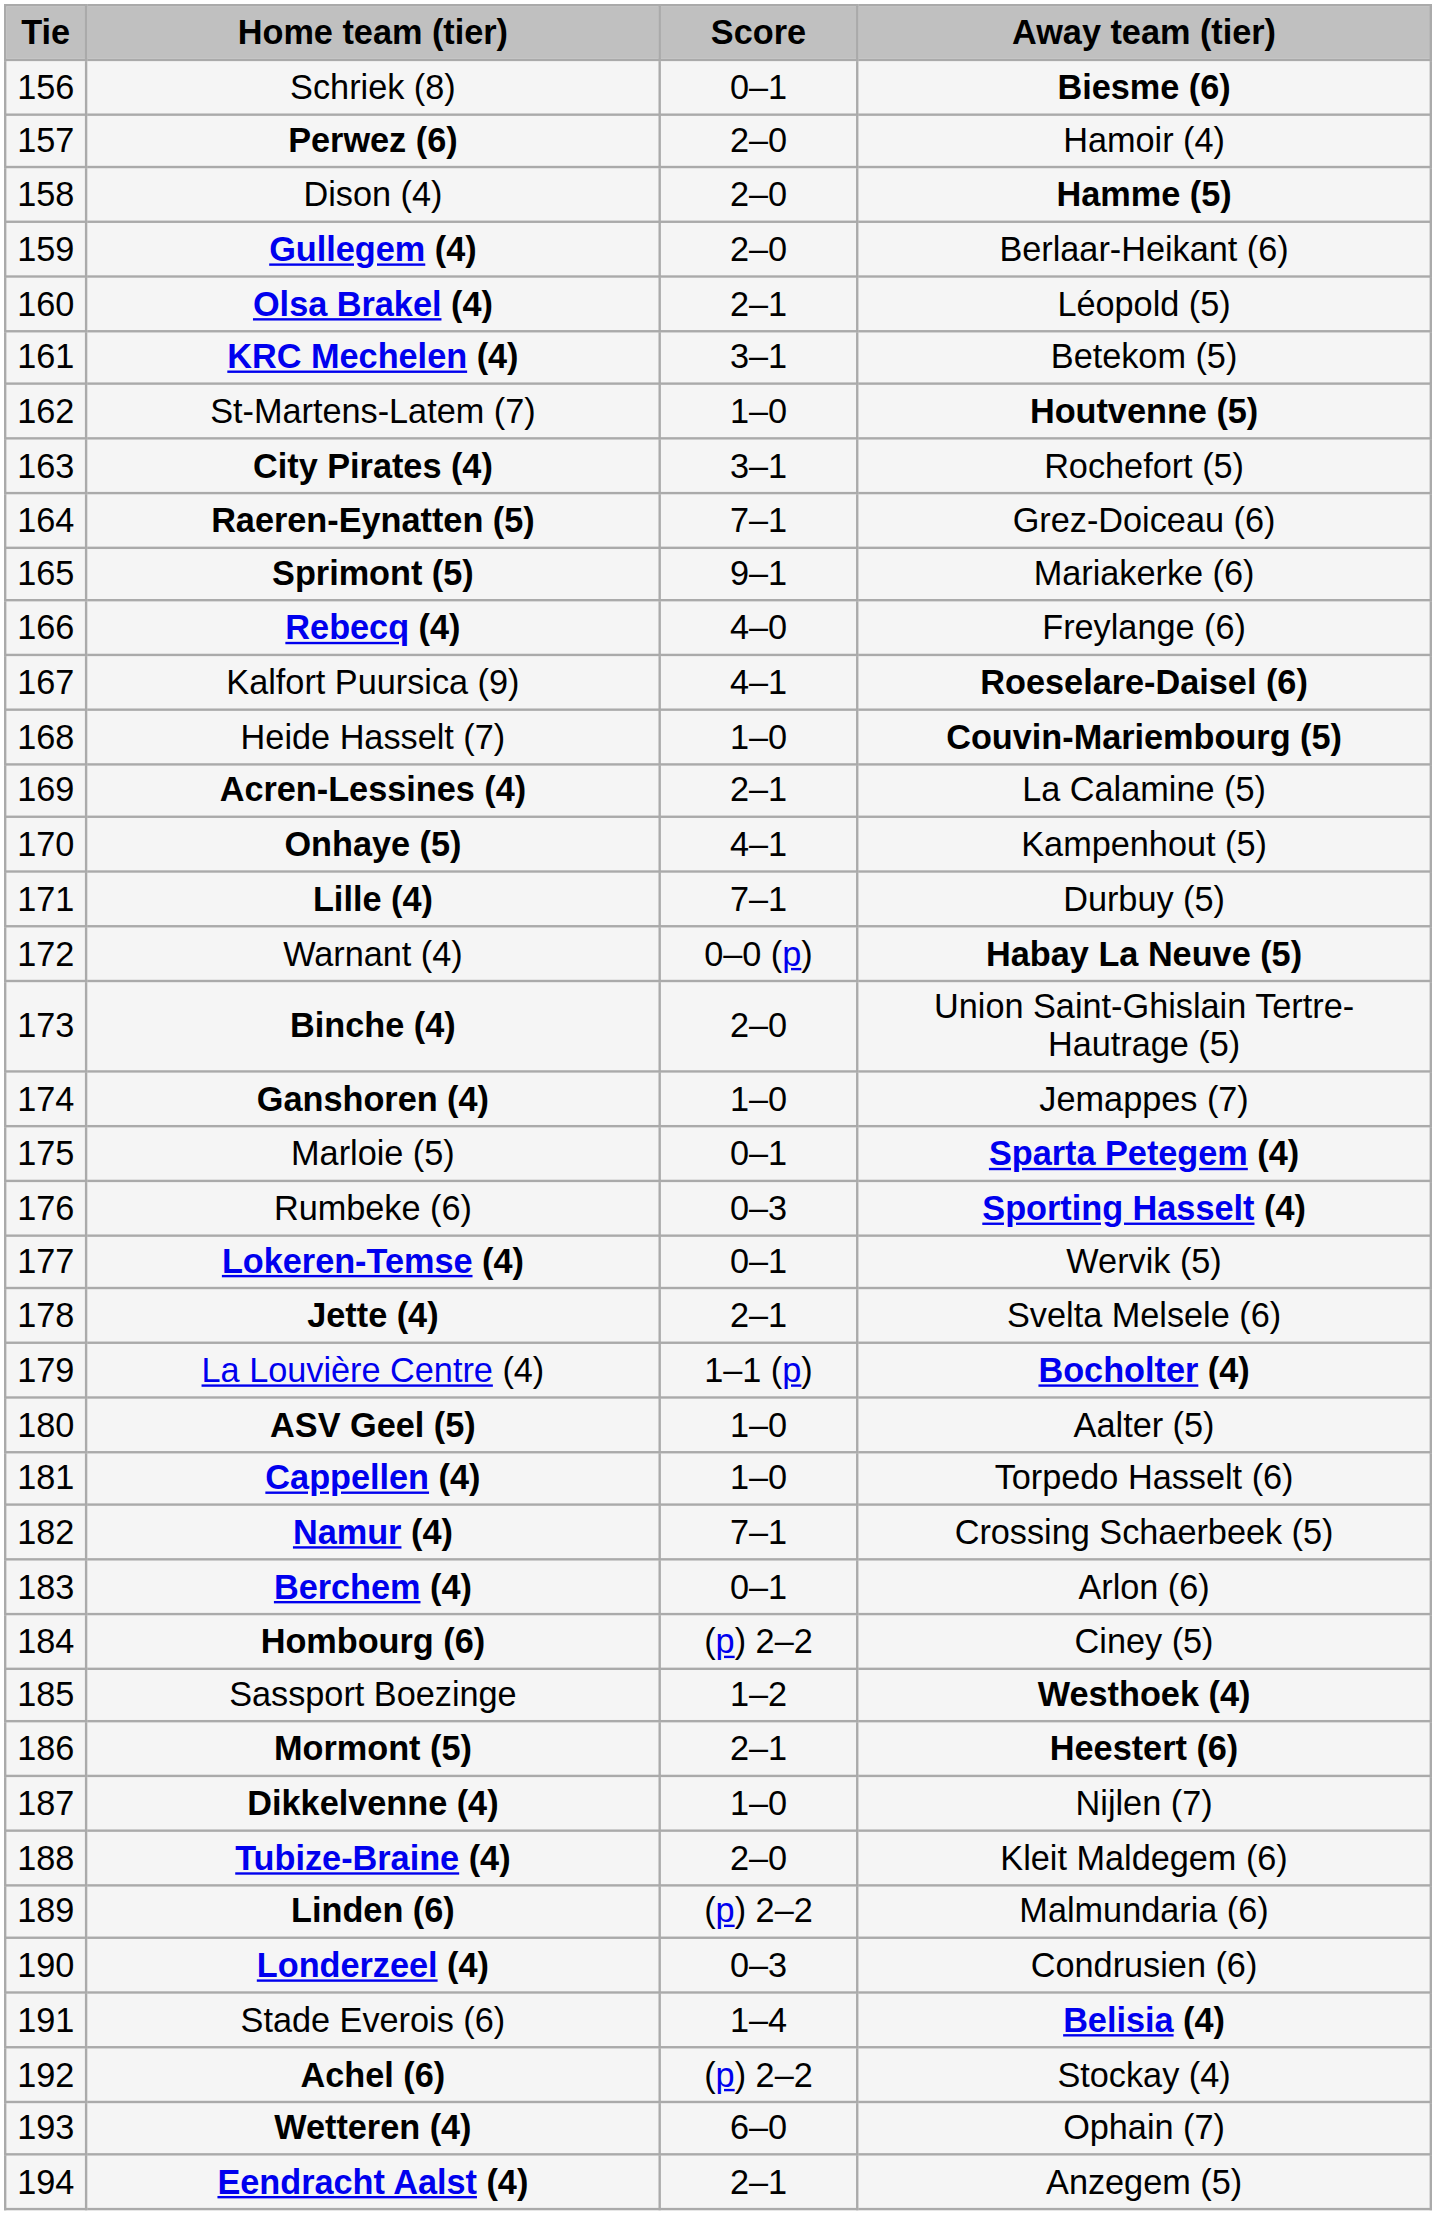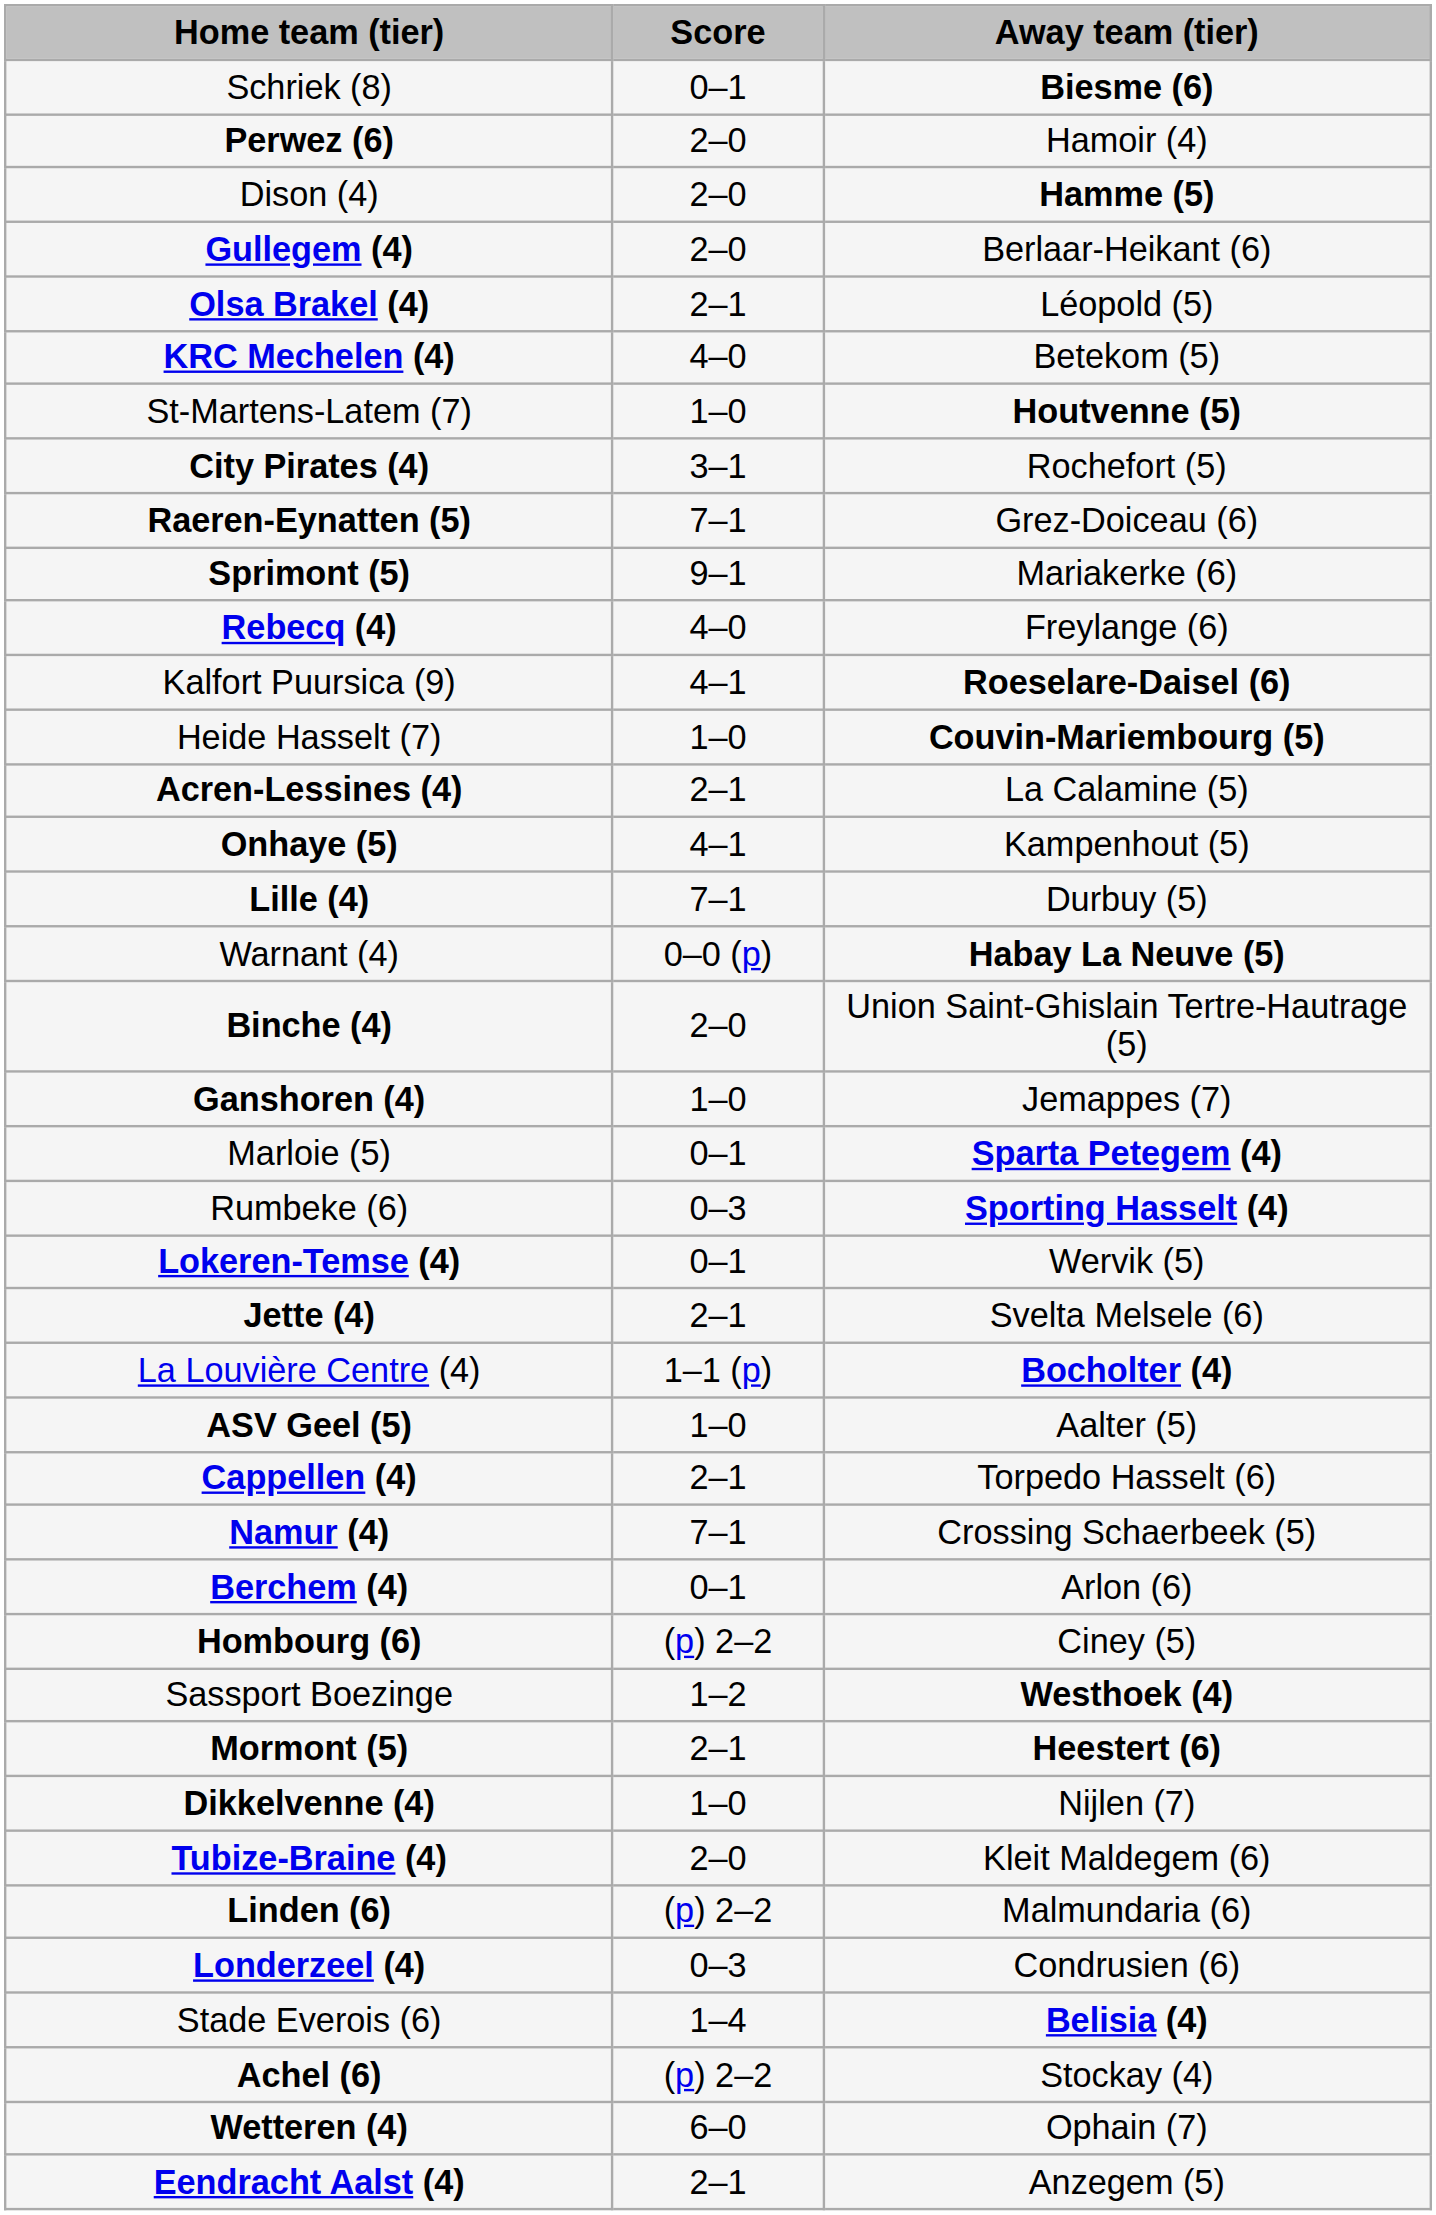- column: (46, 33)
(758, 358) 3–1 -> (718, 358) 4–0
(758, 1479) 1–0 -> (718, 1479) 2–1
